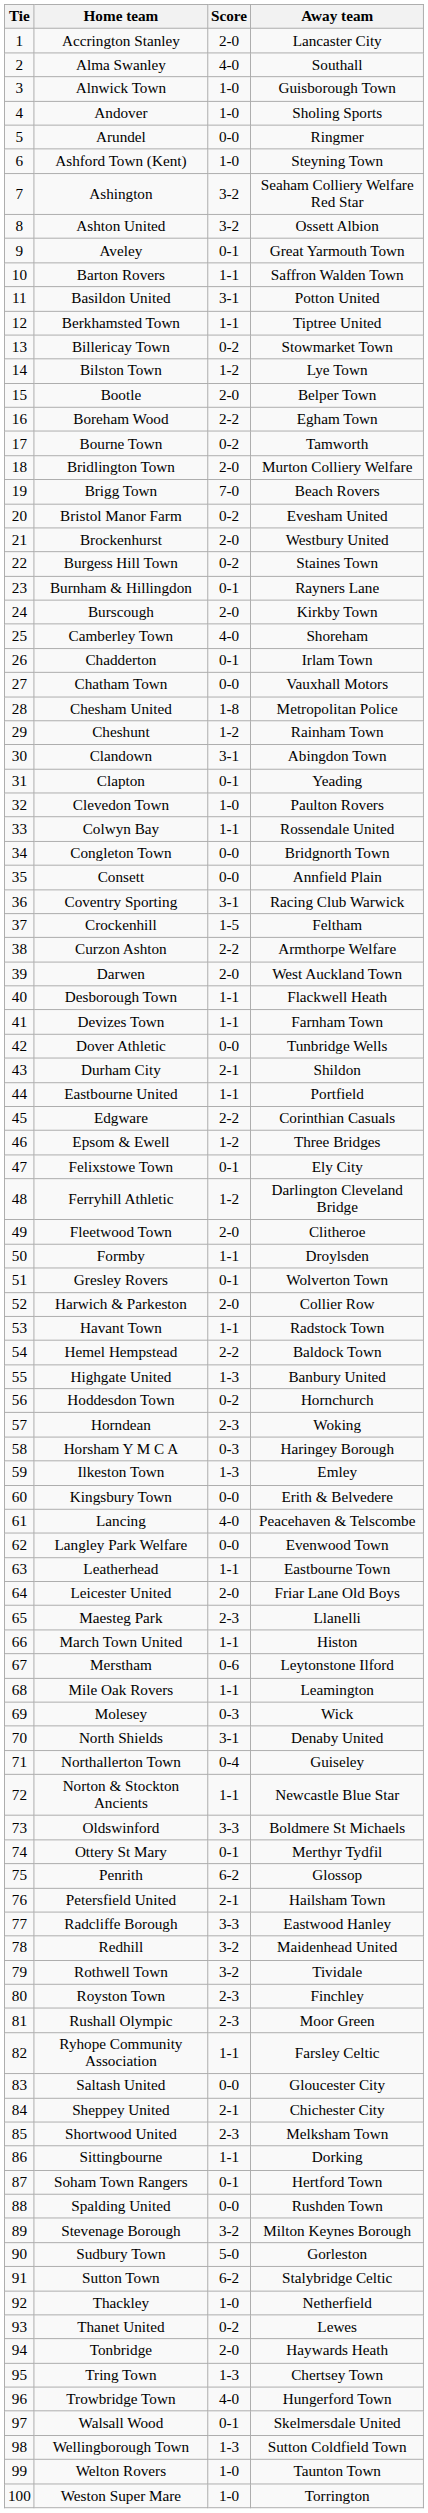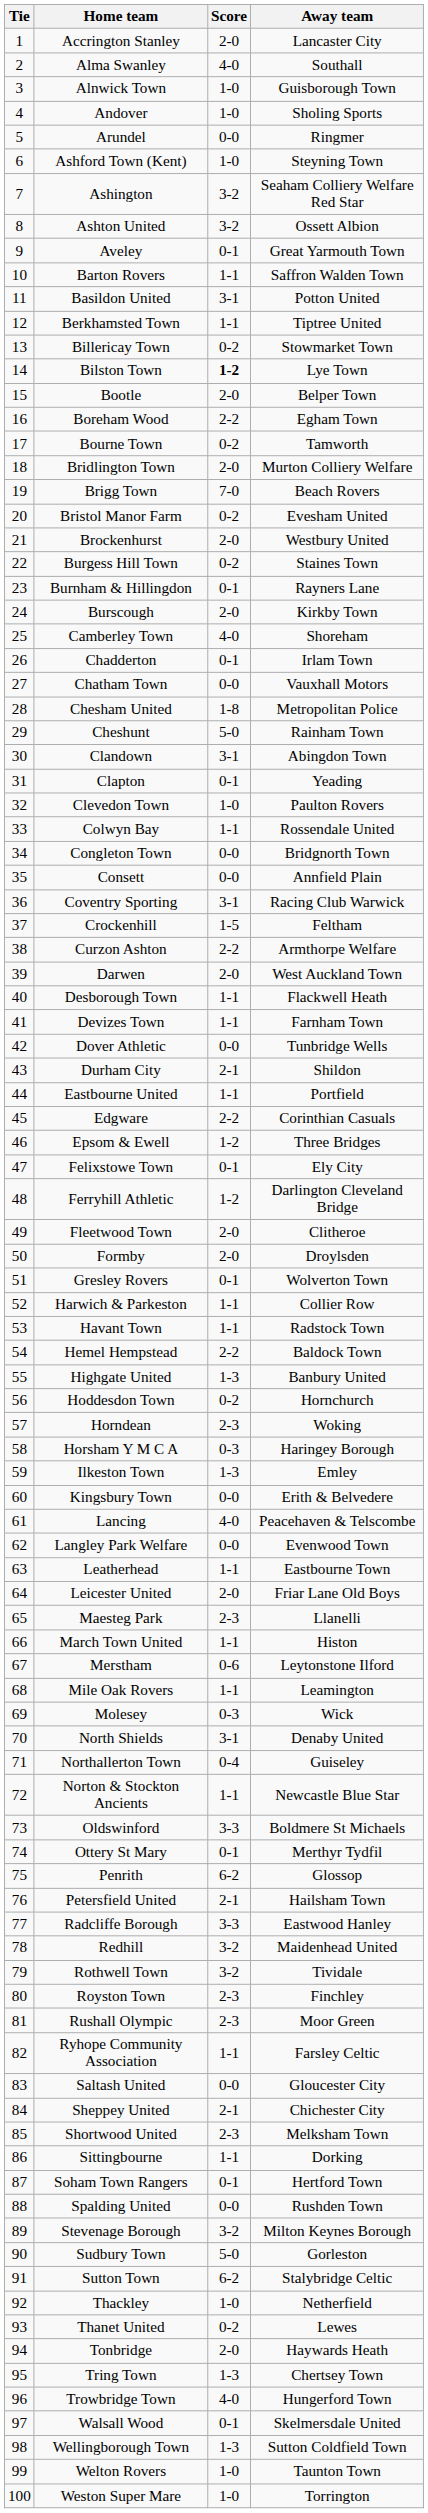(229, 371) normal -> (229, 371) bold
(229, 732) 1-2 -> (229, 732) 5-0
(229, 1256) 1-1 -> (229, 1256) 2-0
(229, 1304) 2-0 -> (229, 1304) 1-1
